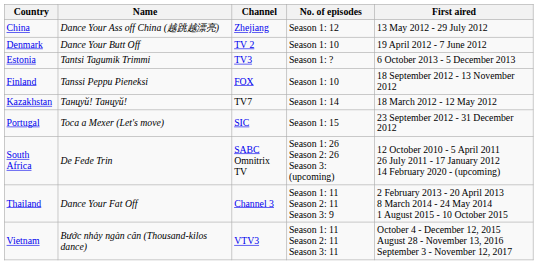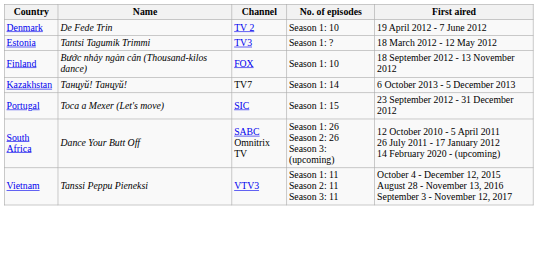- row: (18, 28)
(100, 45) Dance Your Butt Off -> (86, 27) De Fede Trin
(446, 60) 6 October 2013 - 5 December 2013 -> (437, 43) 18 March 2012 - 12 May 2012
(104, 81) Tanssi Peppu Pieneksi -> (134, 64) Bước nhảy ngàn cân (Thousand-kilos dance)
(437, 102) 18 March 2012 - 12 May 2012 -> (446, 85) 6 October 2013 - 5 December 2013
(86, 160) De Fede Trin -> (100, 143) Dance Your Butt Off
- row: (24, 203)
(134, 241) Bước nhảy ngàn cân (Thousand-kilos dance) -> (104, 186) Tanssi Peppu Pieneksi
